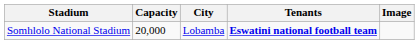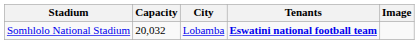(150, 30) 20,000 -> (150, 30) 20,032
